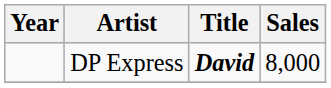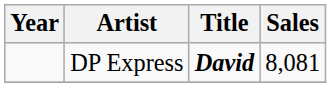(293, 62) 8,000 -> (293, 62) 8,081
